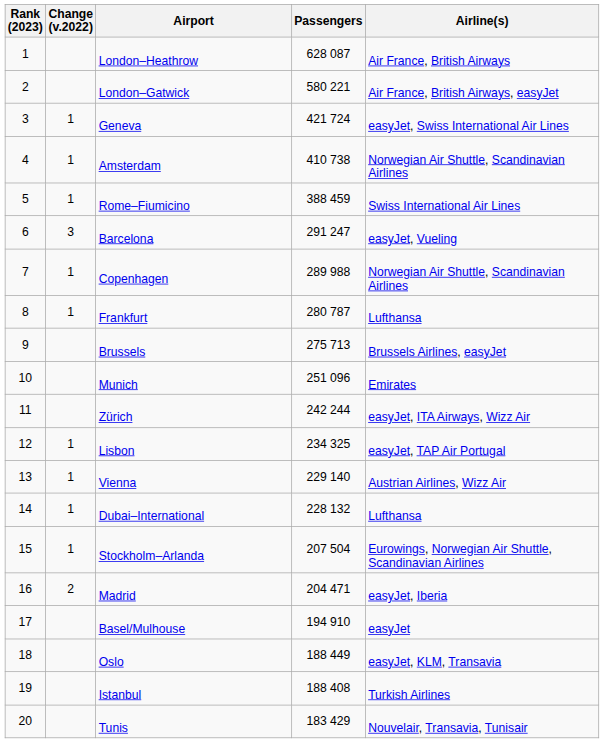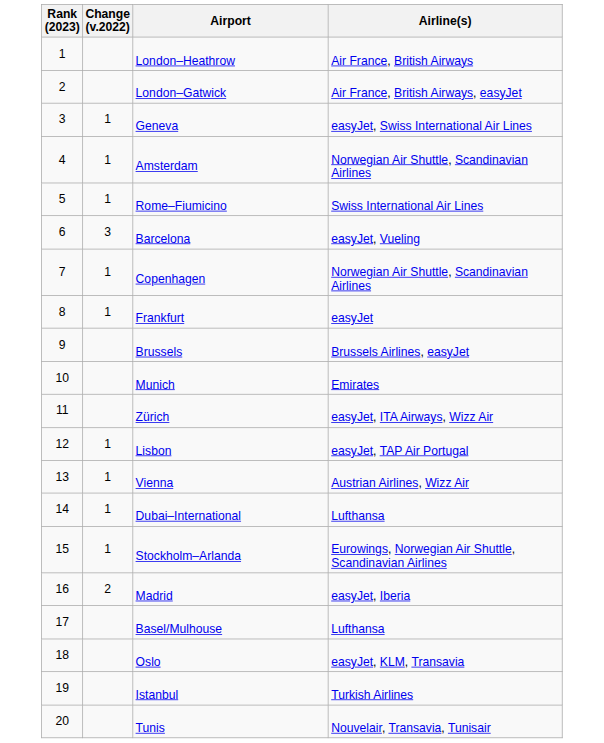- column: (328, 20)
(395, 318) Lufthansa -> (352, 318) easyJet
(389, 629) easyJet -> (358, 629) Lufthansa
